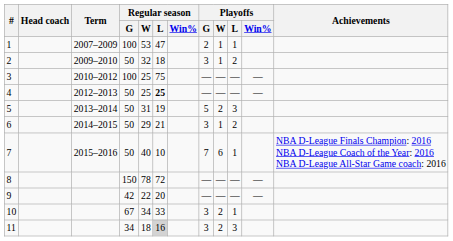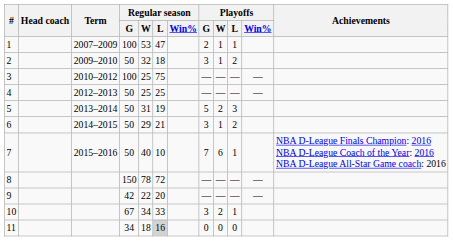(160, 92) bold -> (160, 92) normal
(206, 228) 3 -> (206, 228) 0
(221, 228) 2 -> (221, 228) 0
(235, 228) 3 -> (235, 228) 0
